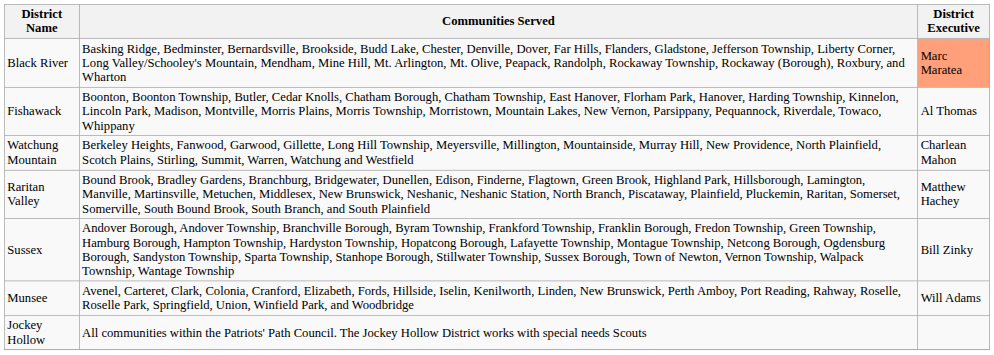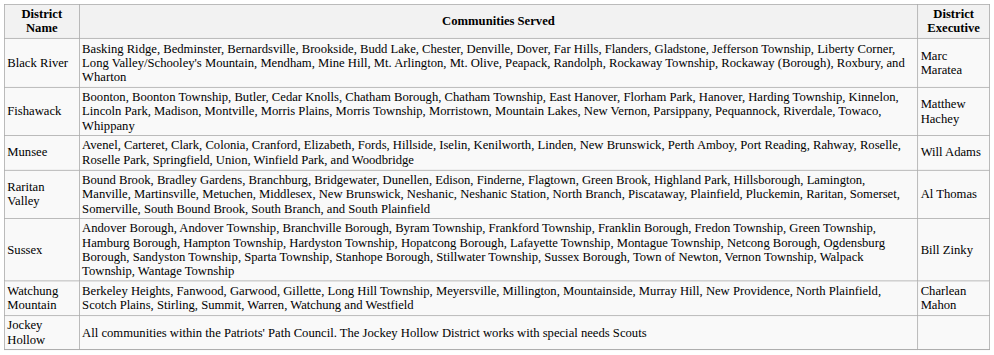(941, 63) lightsalmon background -> (941, 63) no background
(949, 111) Al Thomas -> (943, 111) Matthew Hachey
rows swapped: (27, 298) <-> (33, 152)
(943, 194) Matthew Hachey -> (949, 194) Al Thomas
